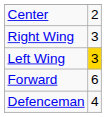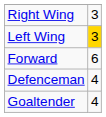- row: (28, 15)
+ row: (41, 101)
